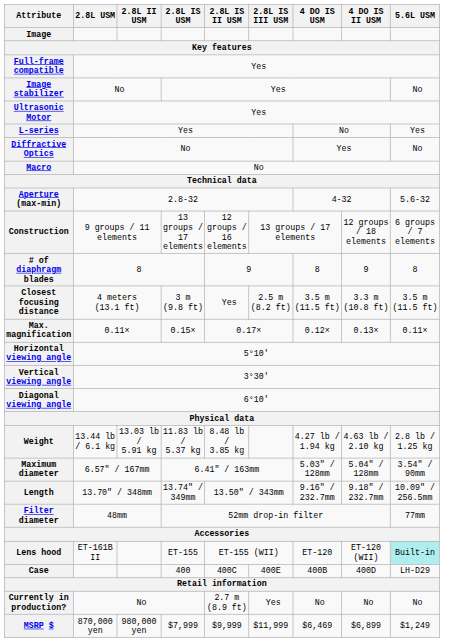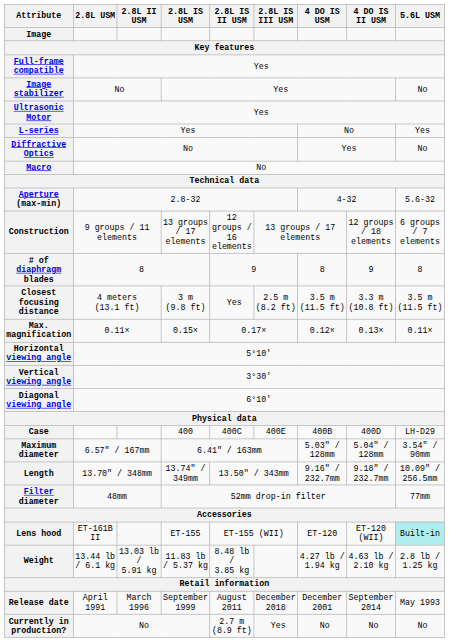rows swapped: (39, 442) <-> (39, 571)
+ row: (39, 603)
- row: (39, 626)
